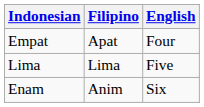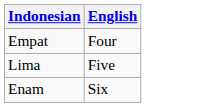- column: (113, 16)
